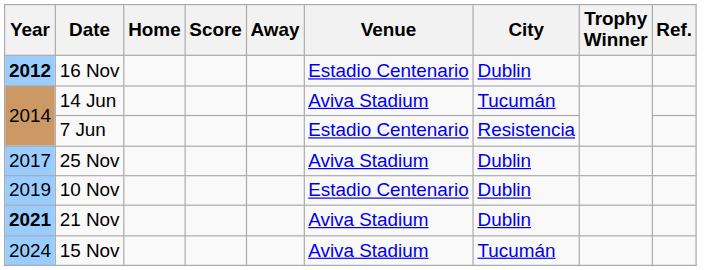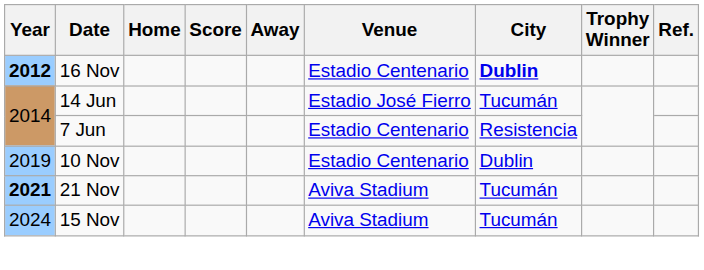(504, 70) normal -> (509, 70) bold
(368, 100) Aviva Stadium -> (390, 100) Estadio José Fierro
- row: (90, 160)
(504, 220) Dublin -> (519, 190) Tucumán
